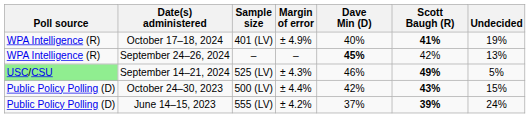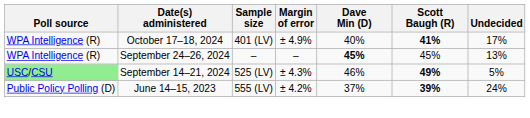(497, 40) 19% -> (497, 40) 17%
(430, 56) 42% -> (430, 56) 45%
- row: (175, 89)
